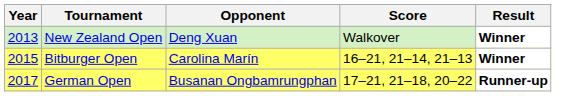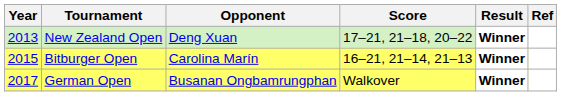+ column: (542, 16)
(371, 37) Walkover -> (408, 37) 17–21, 21–18, 20–22
(408, 81) 17–21, 21–18, 20–22 -> (371, 81) Walkover
(513, 81) Runner-up -> (502, 81) Winner
